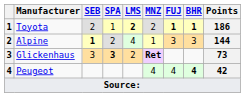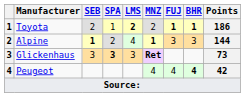(153, 41) normal -> (153, 41) bold
(133, 56) 2 -> (133, 56) 3
